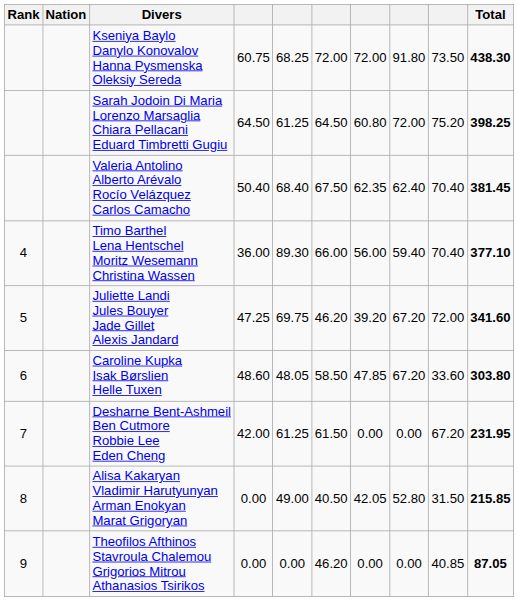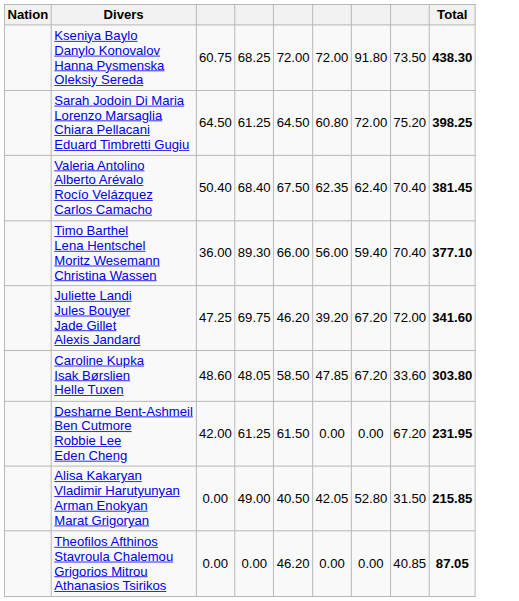- column: (23, 14)
